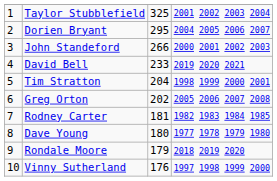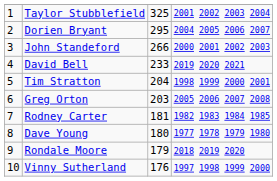(160, 99) 202 -> (160, 99) 203
